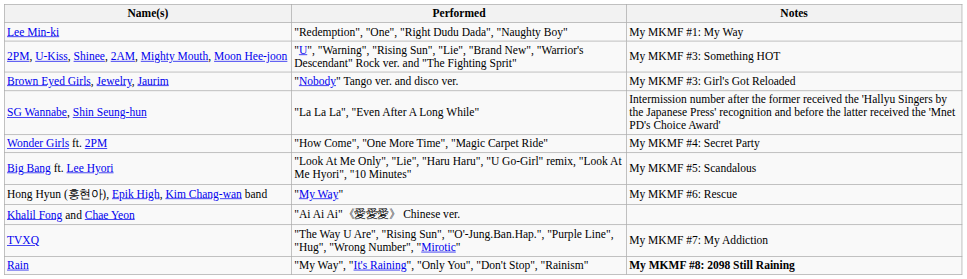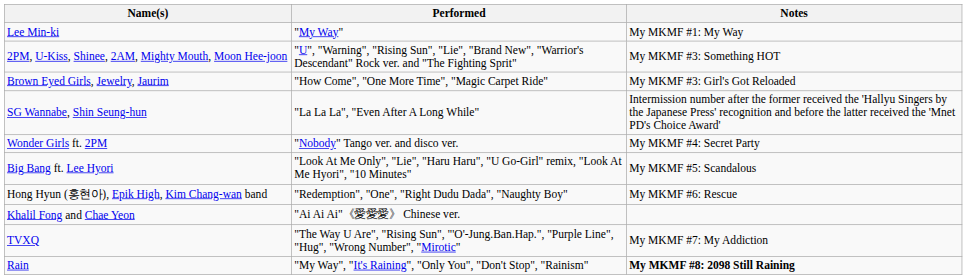(431, 31) "Redemption", "One", "Right Dudu Dada", "Naughty Boy" -> (319, 31) "My Way"
(376, 81) "Nobody" Tango ver. and disco ver. -> (421, 81) "How Come", "One More Time", "Magic Carpet Ride"
(421, 143) "How Come", "One More Time", "Magic Carpet Ride" -> (376, 143) "Nobody" Tango ver. and disco ver.
(319, 194) "My Way" -> (431, 194) "Redemption", "One", "Right Dudu Dada", "Naughty Boy"
